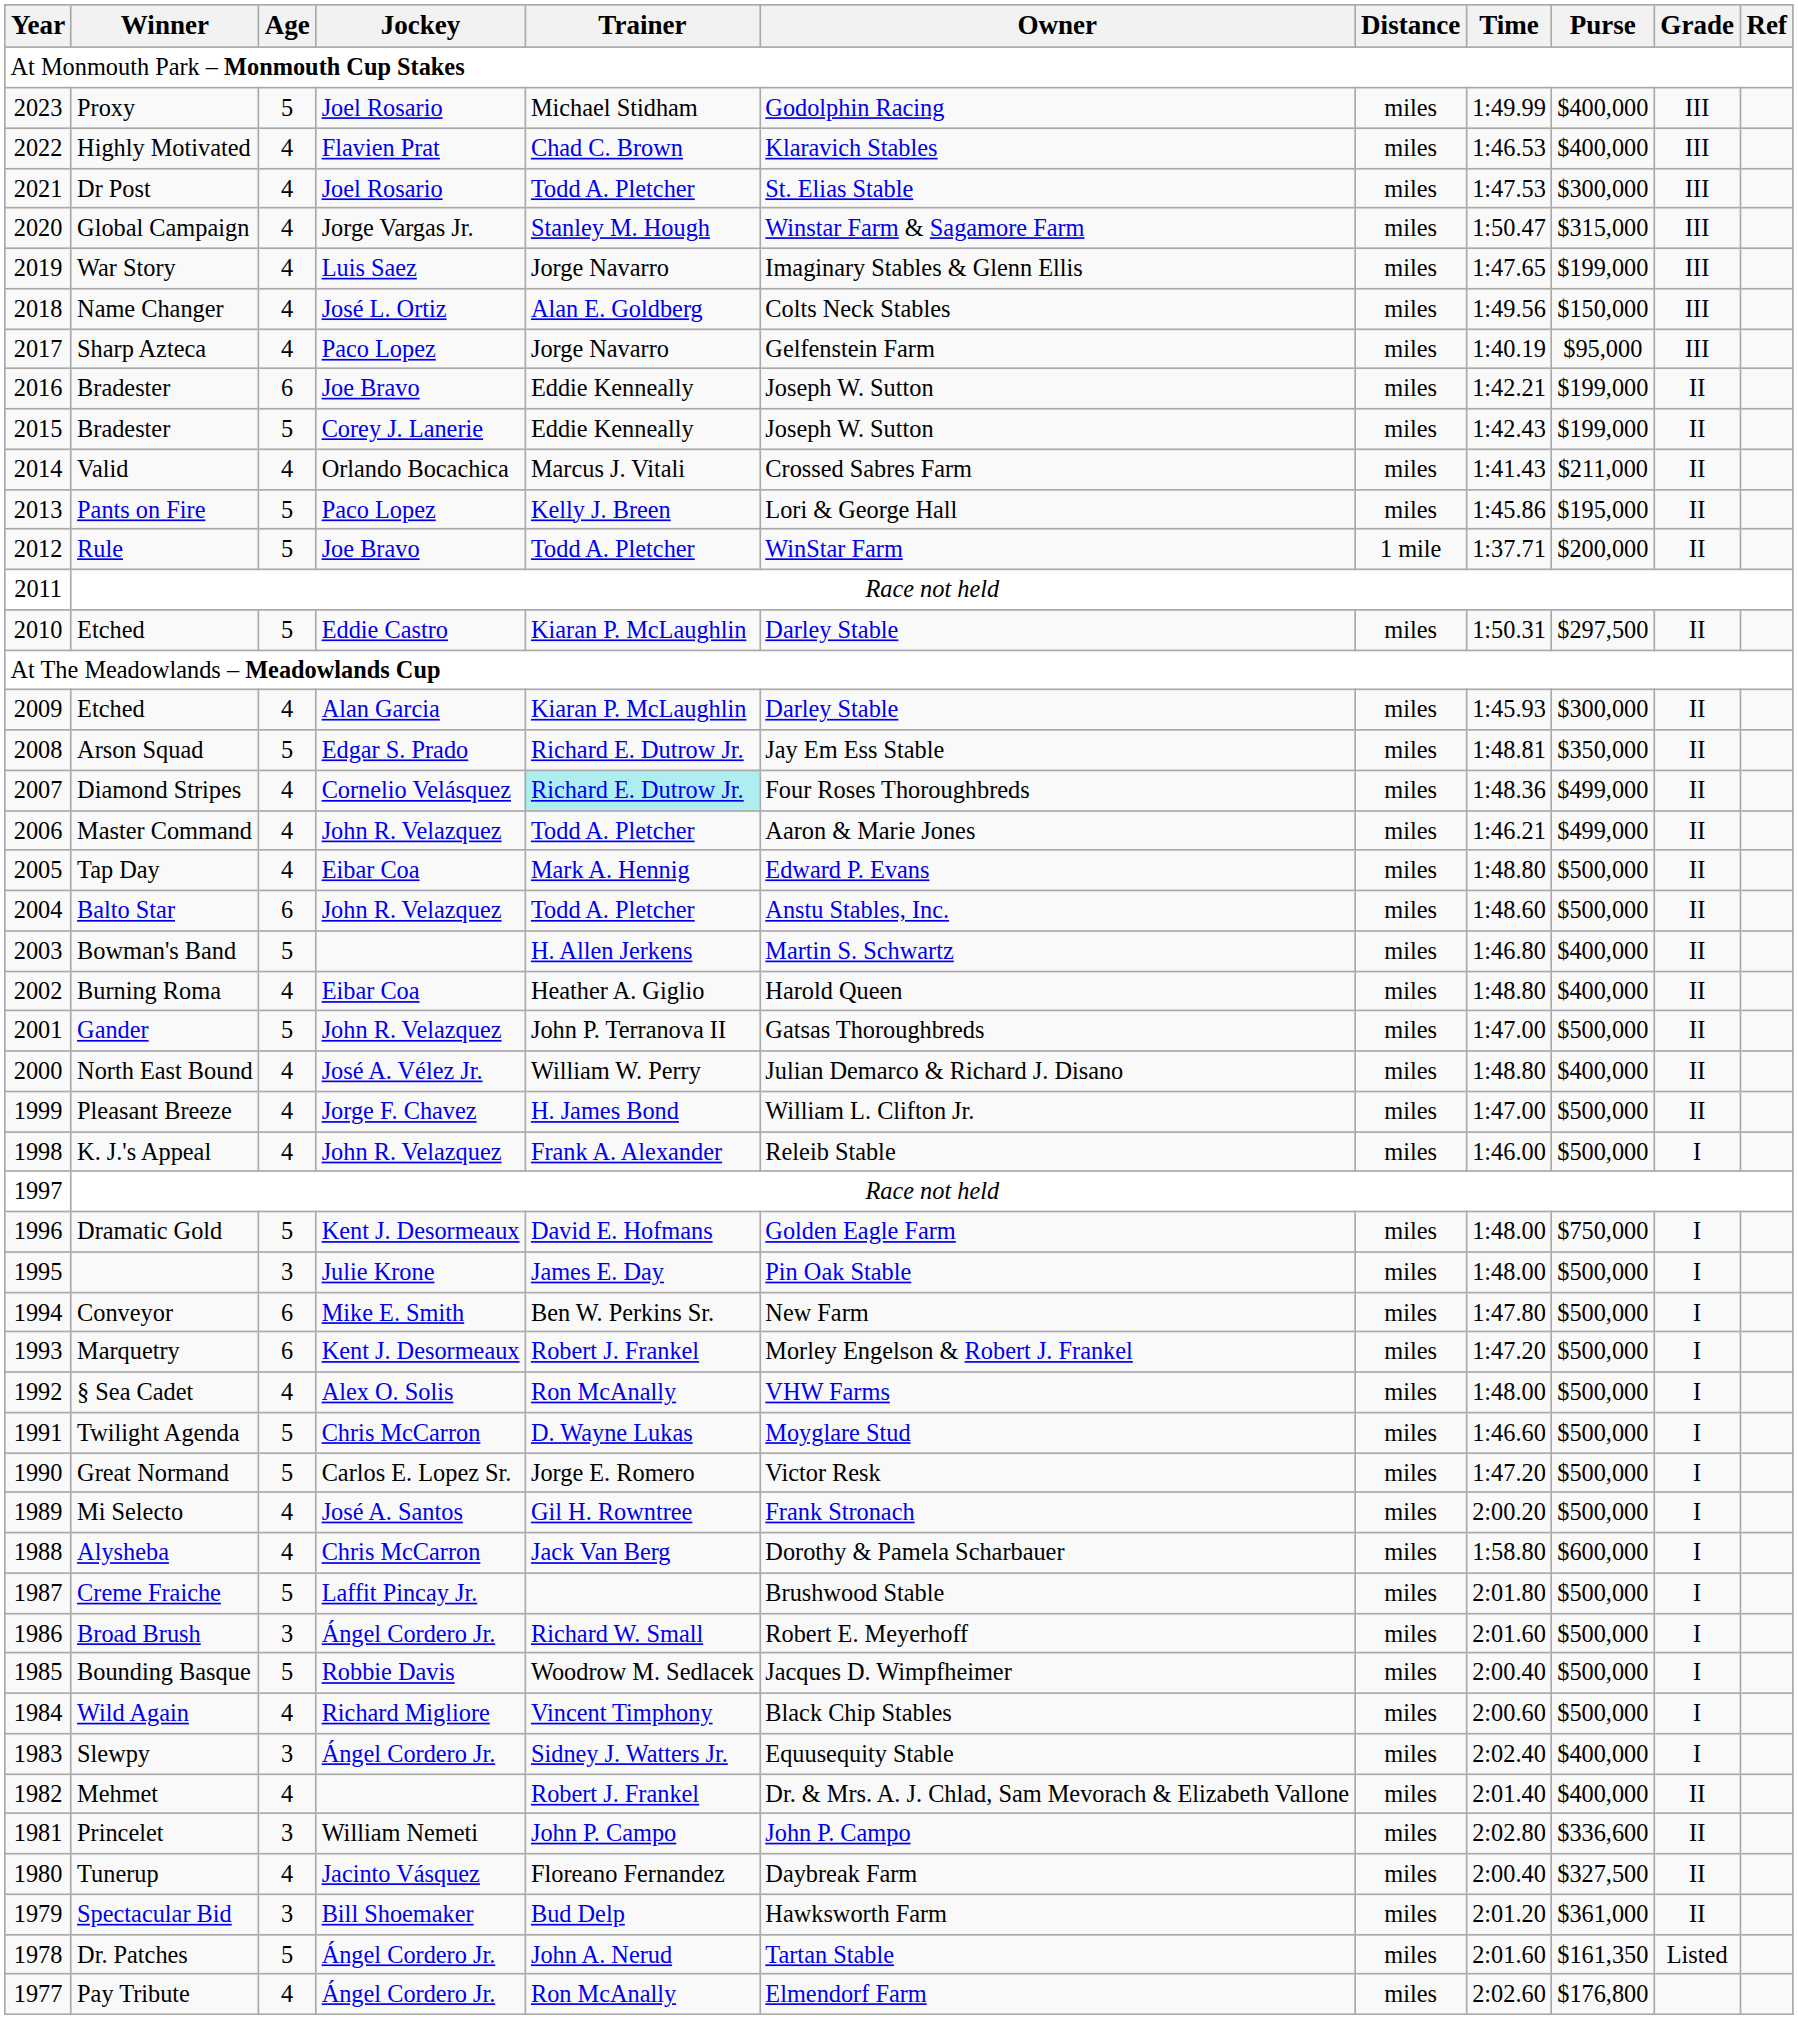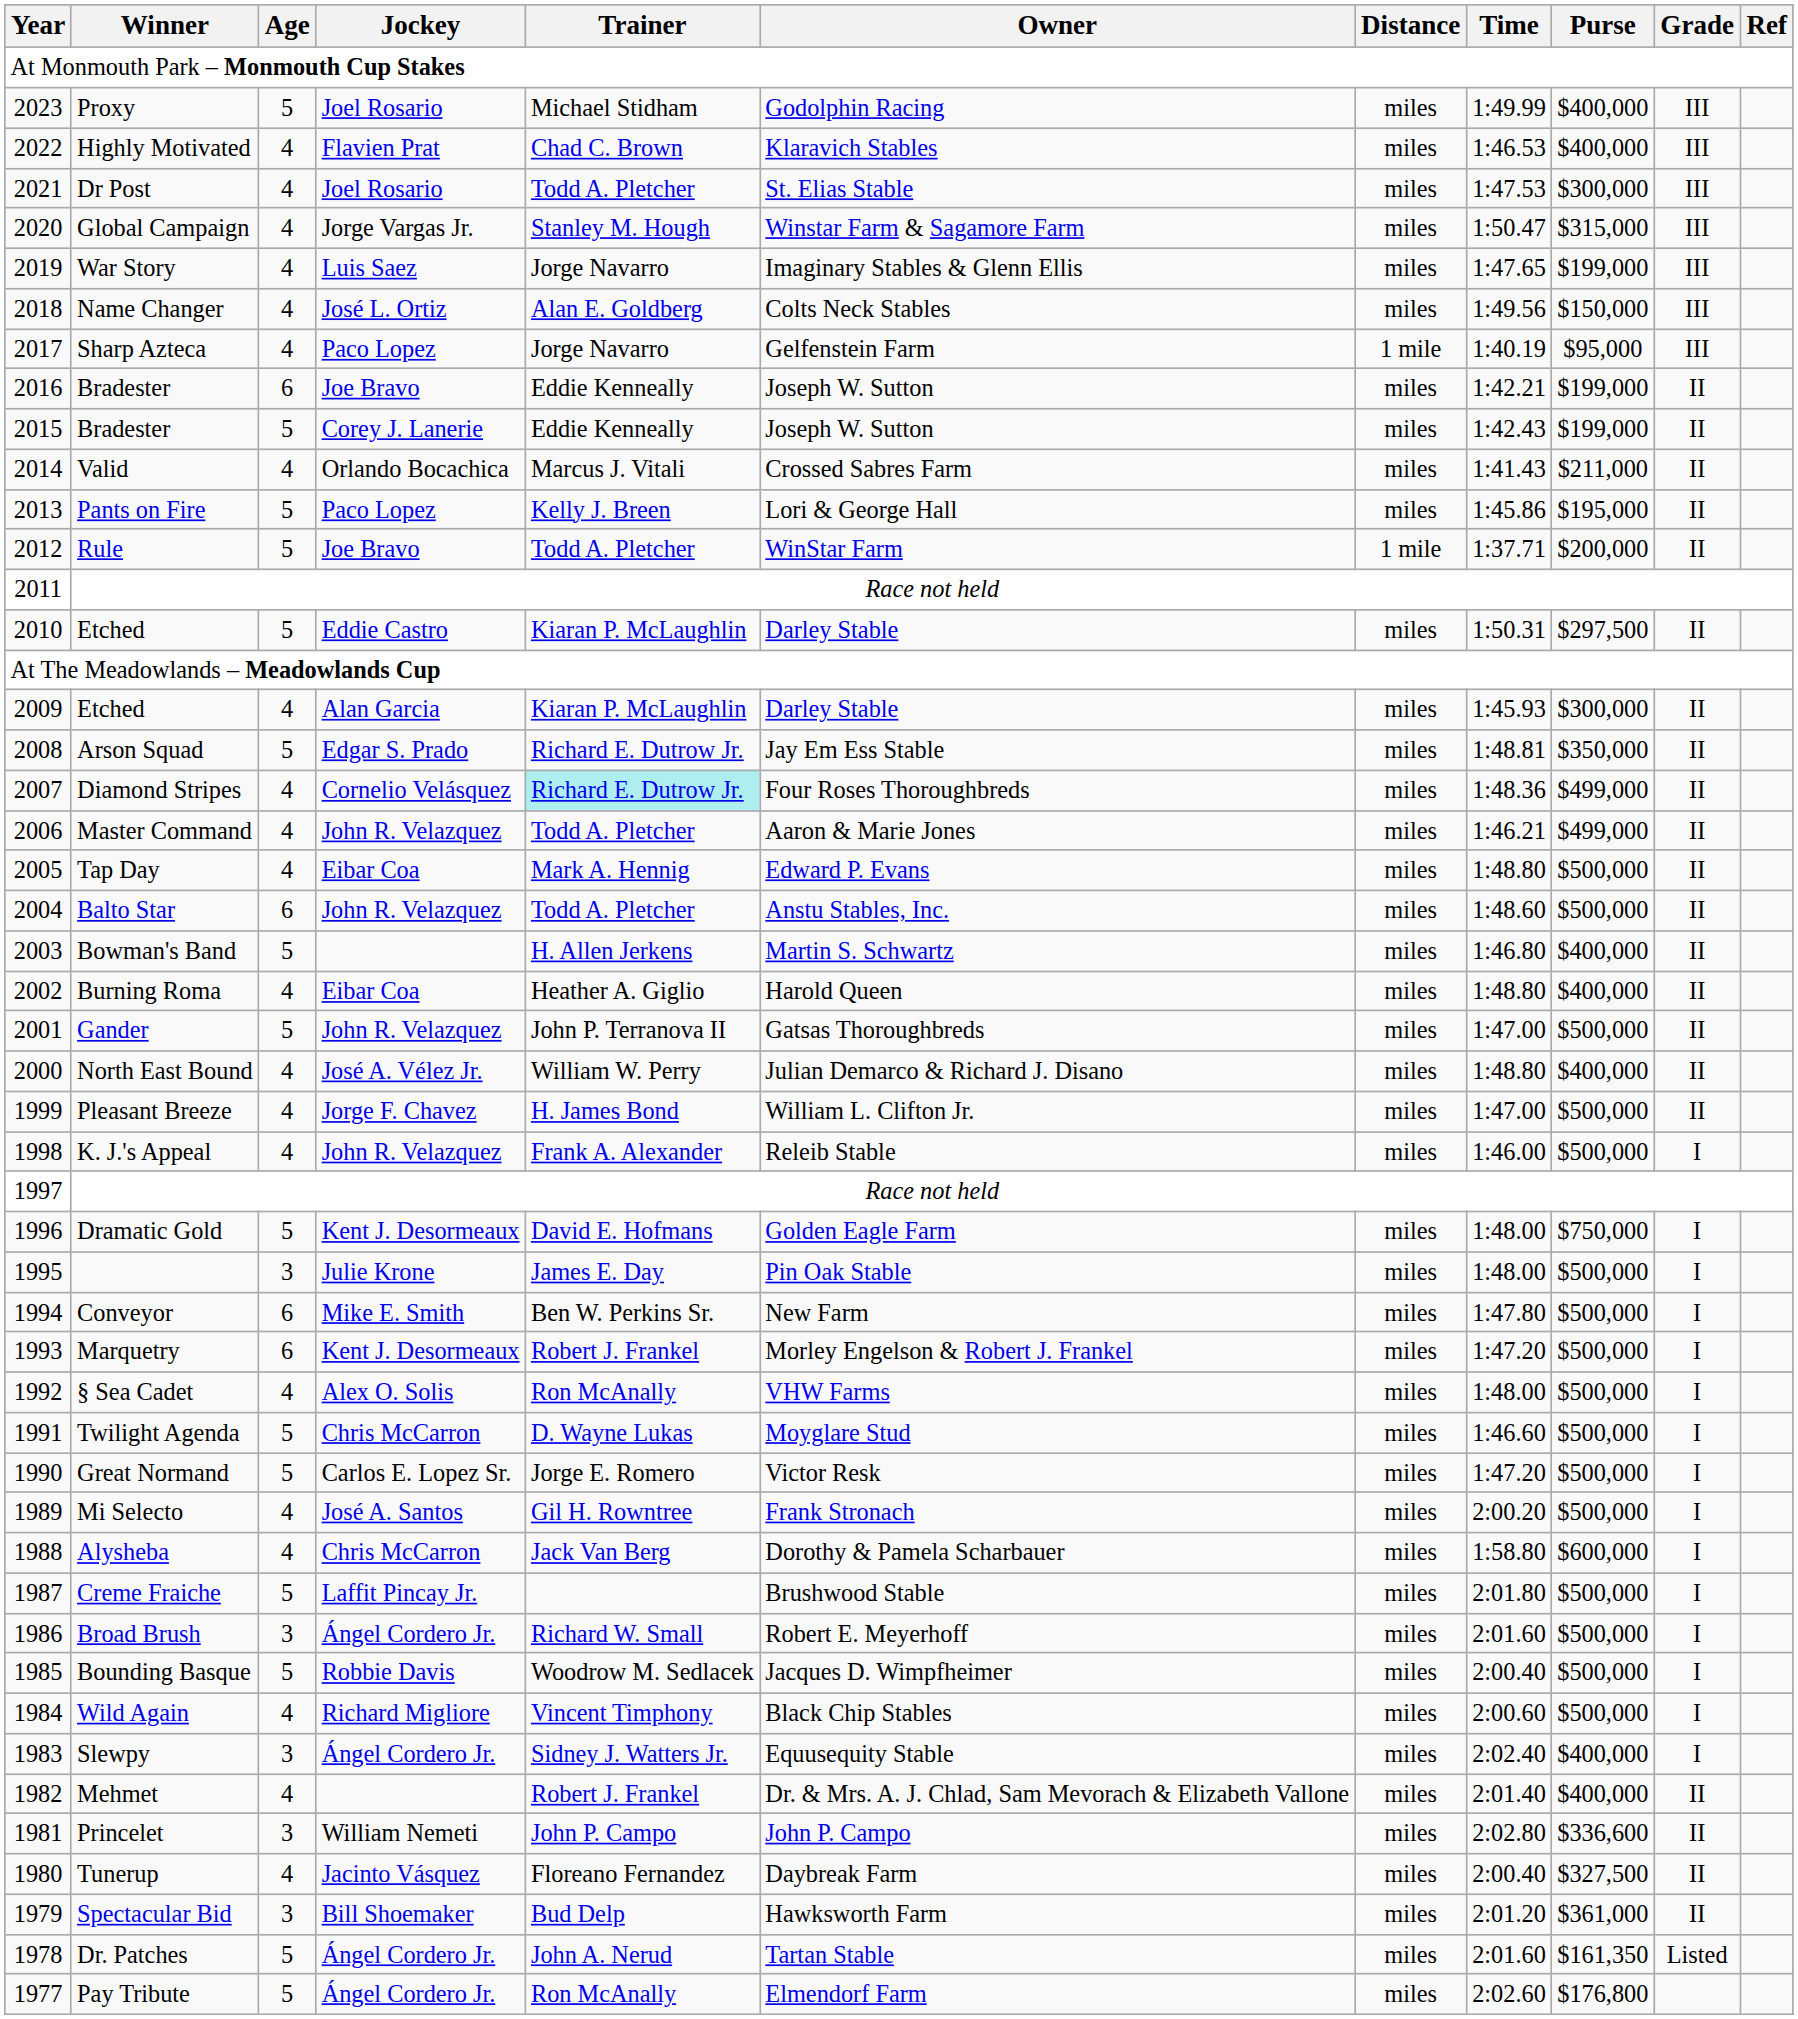(1411, 348) miles -> (1411, 348) 1 mile
(287, 1994) 4 -> (287, 1994) 5
